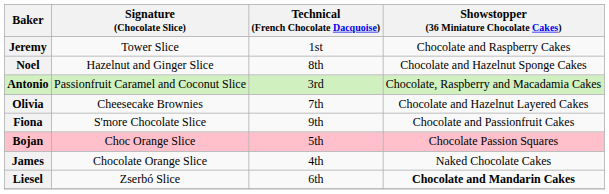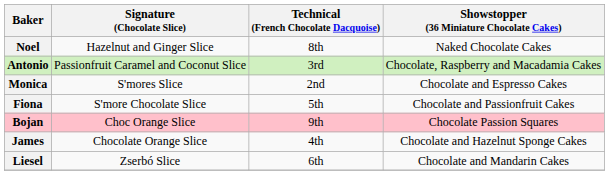- row: (28, 46)
(493, 65) Chocolate and Hazelnut Sponge Cakes -> (493, 46) Naked Chocolate Cakes
- row: (28, 103)
+ row: (28, 84)
(316, 122) 9th -> (316, 103) 5th
(316, 141) 5th -> (316, 122) 9th
(493, 160) Naked Chocolate Cakes -> (493, 141) Chocolate and Hazelnut Sponge Cakes
(493, 179) bold -> (493, 160) normal
